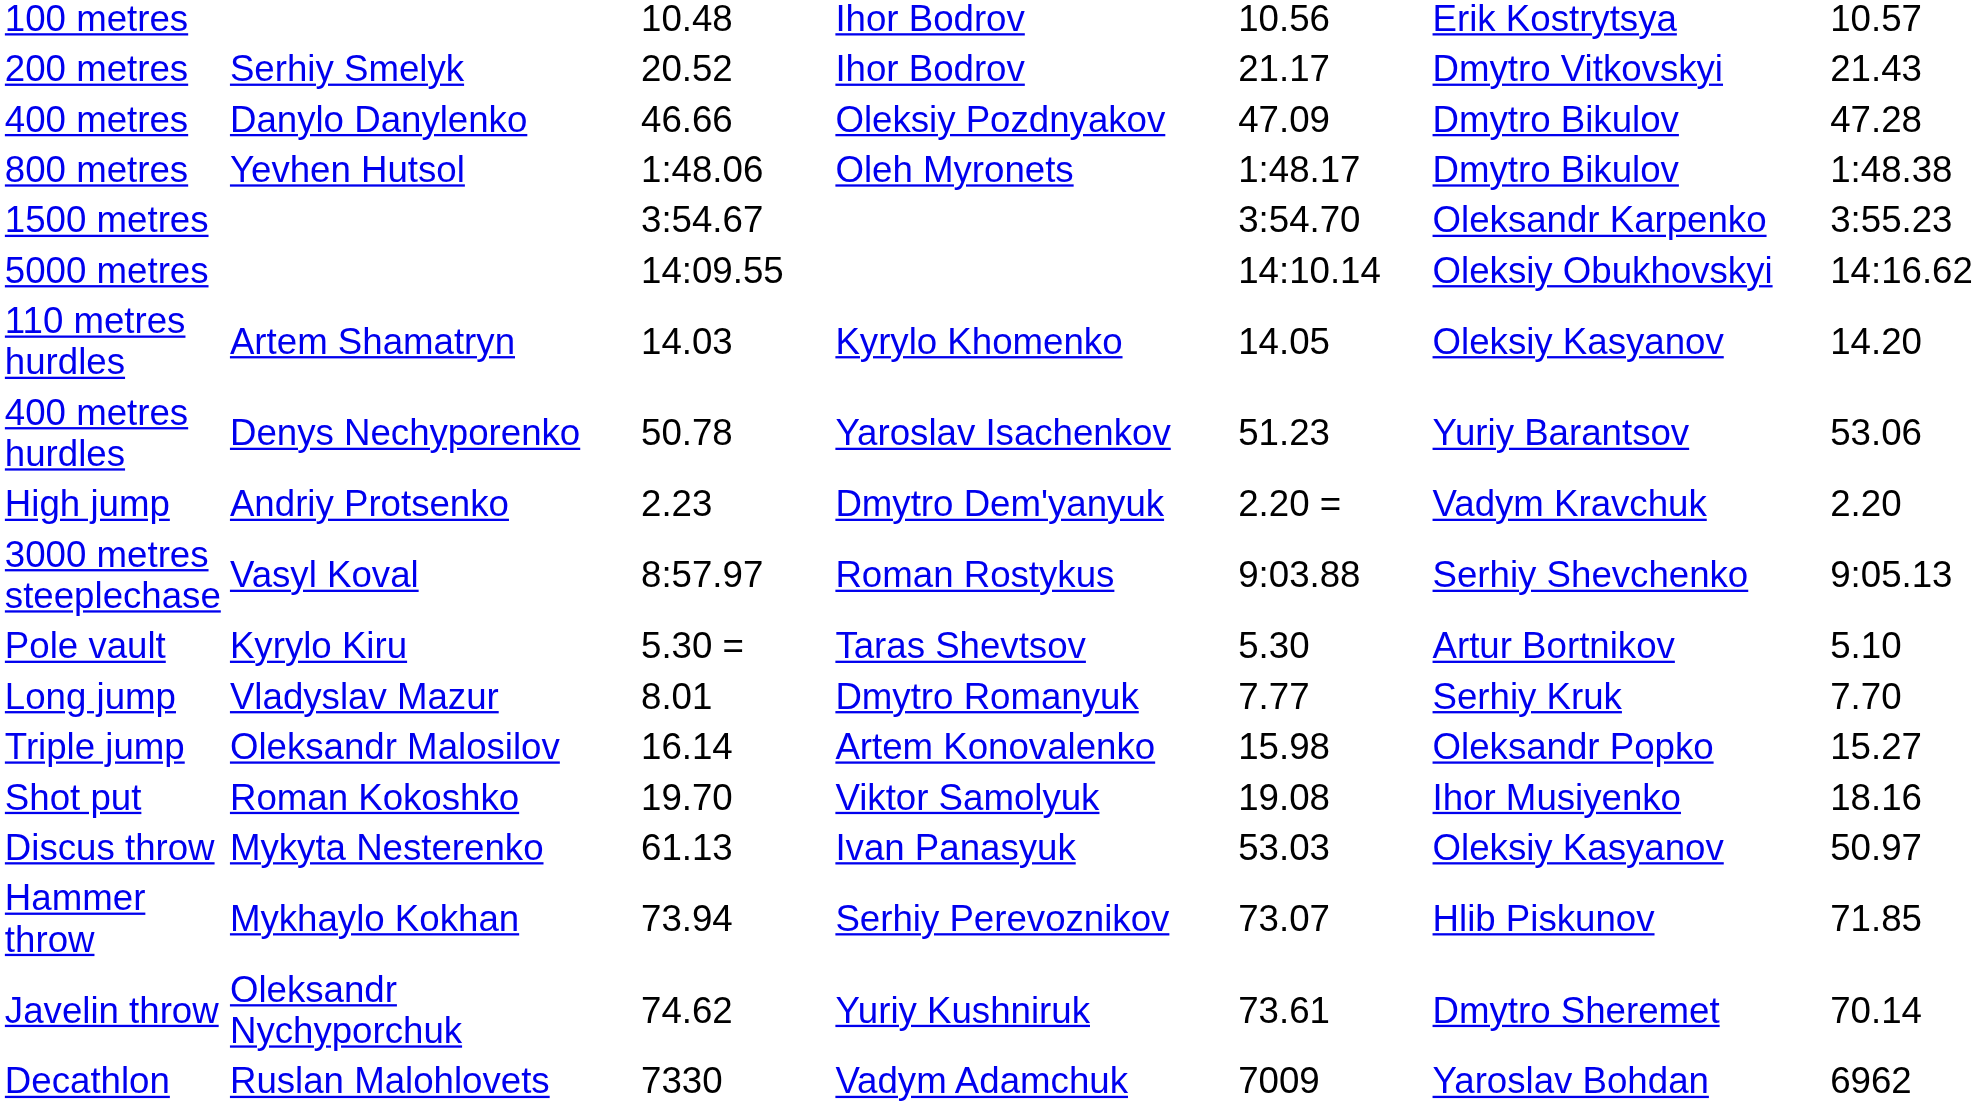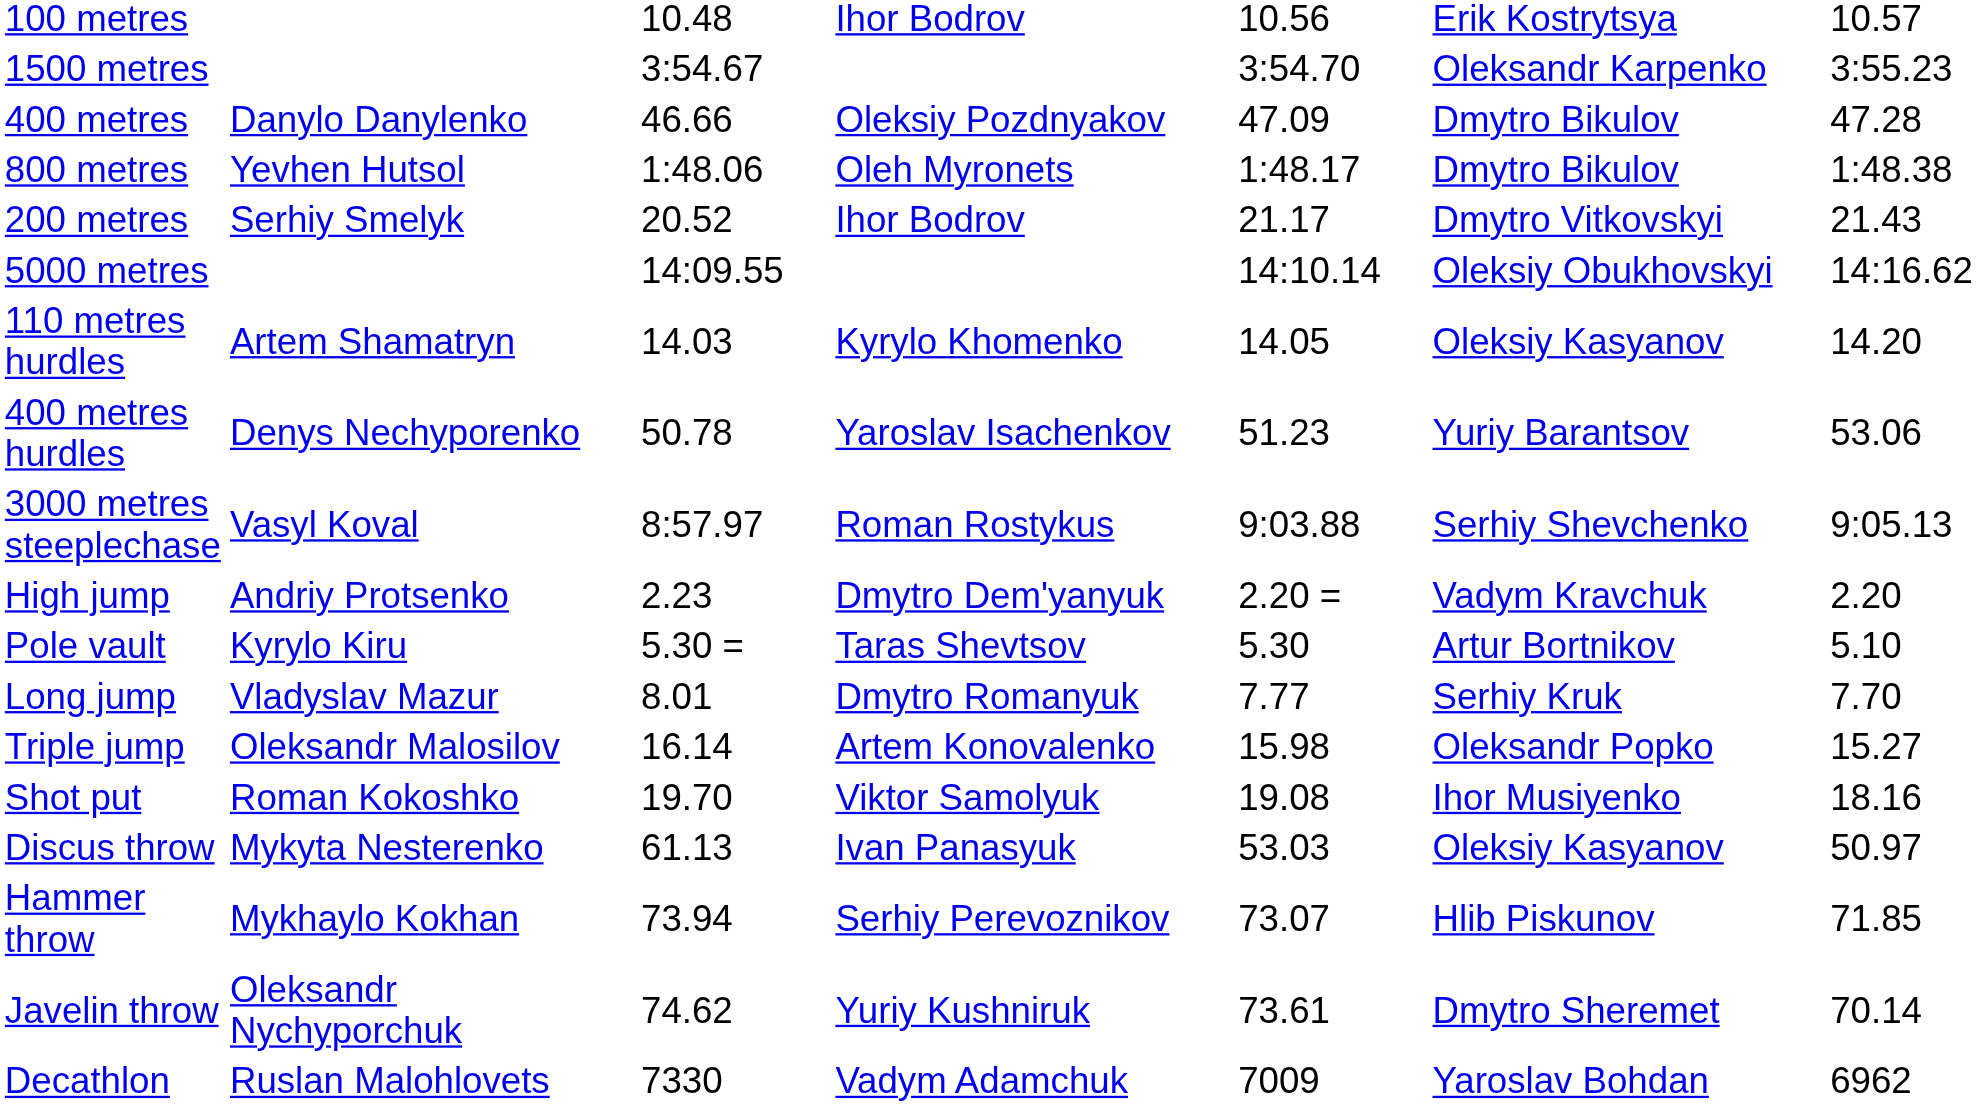rows swapped: (97, 69) <-> (107, 220)
rows swapped: (113, 575) <-> (87, 504)
